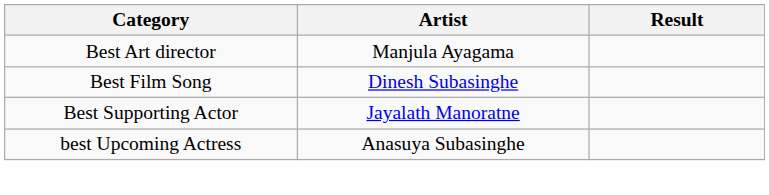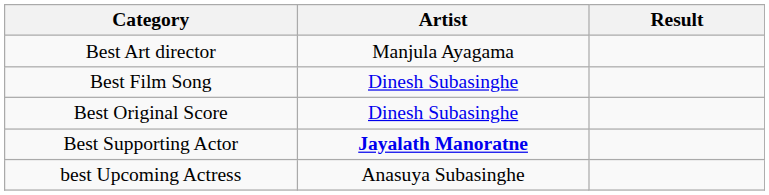+ row: (151, 112)
(443, 112) normal -> (443, 143) bold
